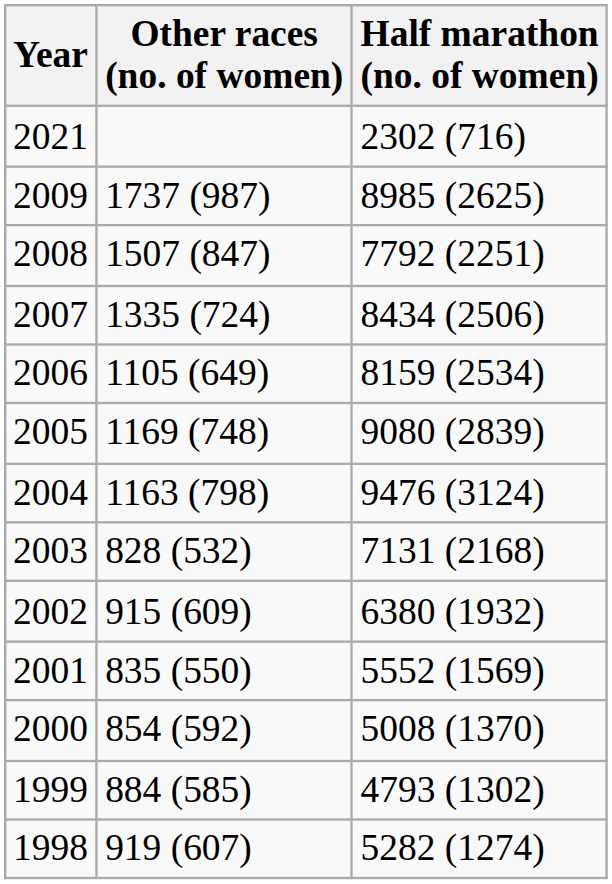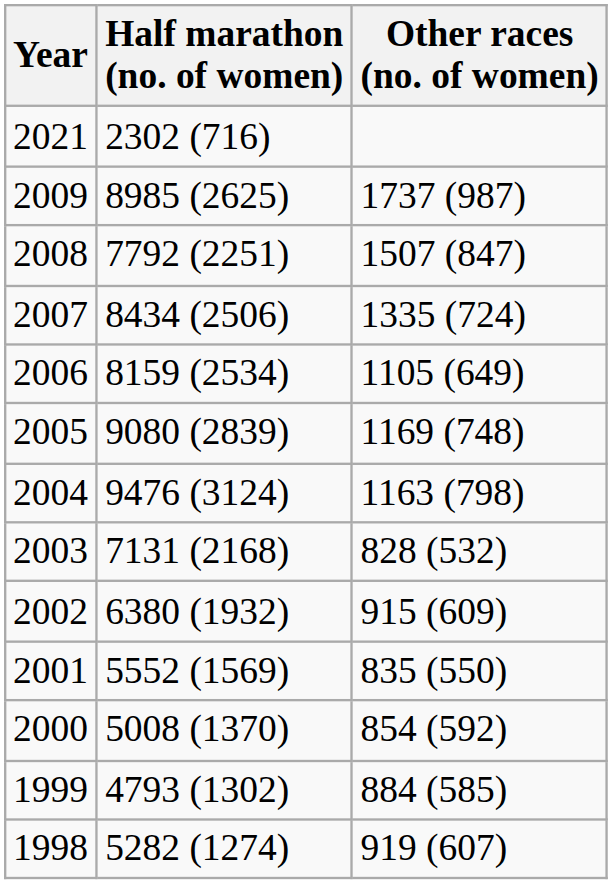columns swapped: (480, 55) <-> (224, 55)
